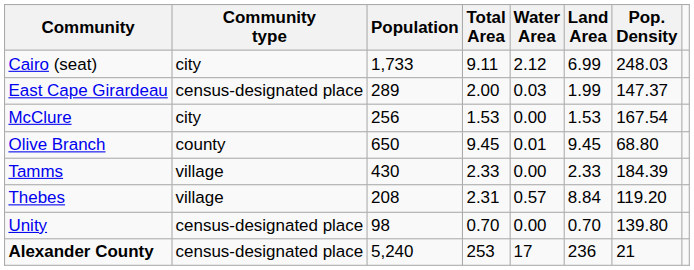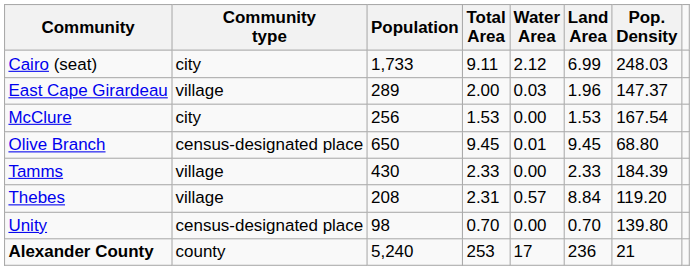(269, 90) census-designated place -> (200, 90) village
(584, 90) 1.99 -> (584, 90) 1.96
(201, 144) county -> (269, 144) census-designated place
(269, 252) census-designated place -> (201, 252) county
